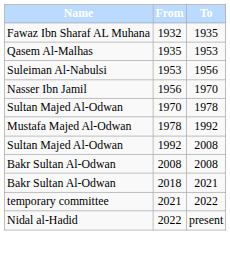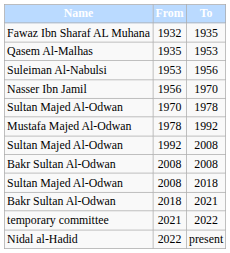+ row: (169, 182)
